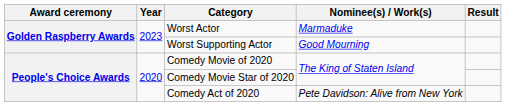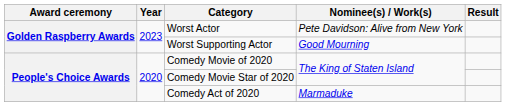(326, 28) Marmaduke -> (381, 28) Pete Davidson: Alive from New York
(381, 93) Pete Davidson: Alive from New York -> (326, 93) Marmaduke
